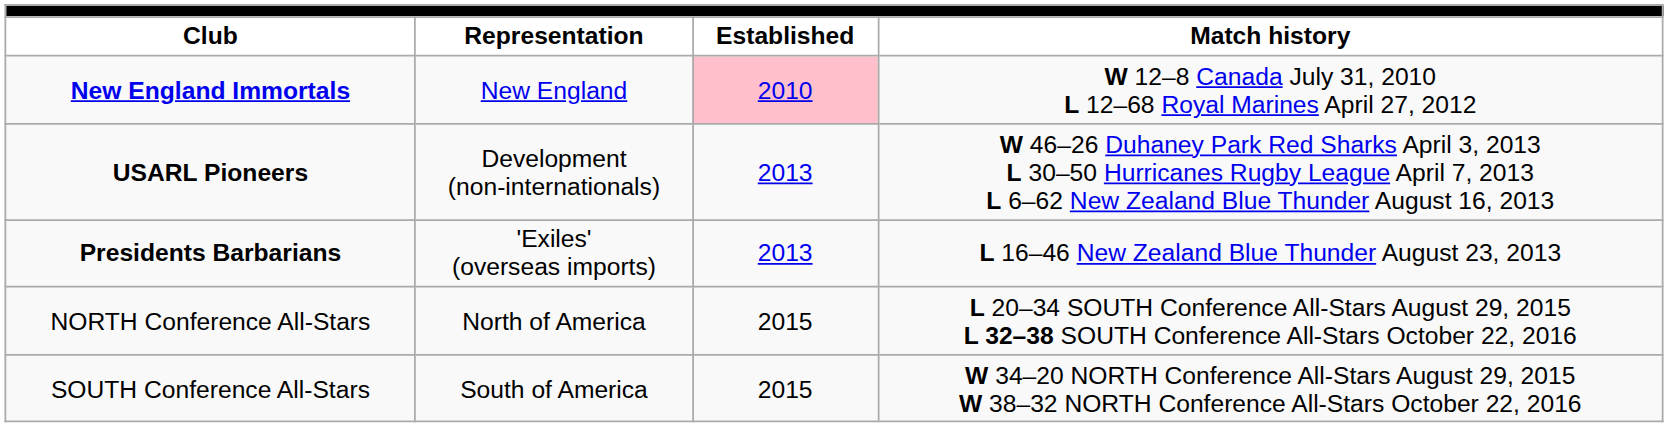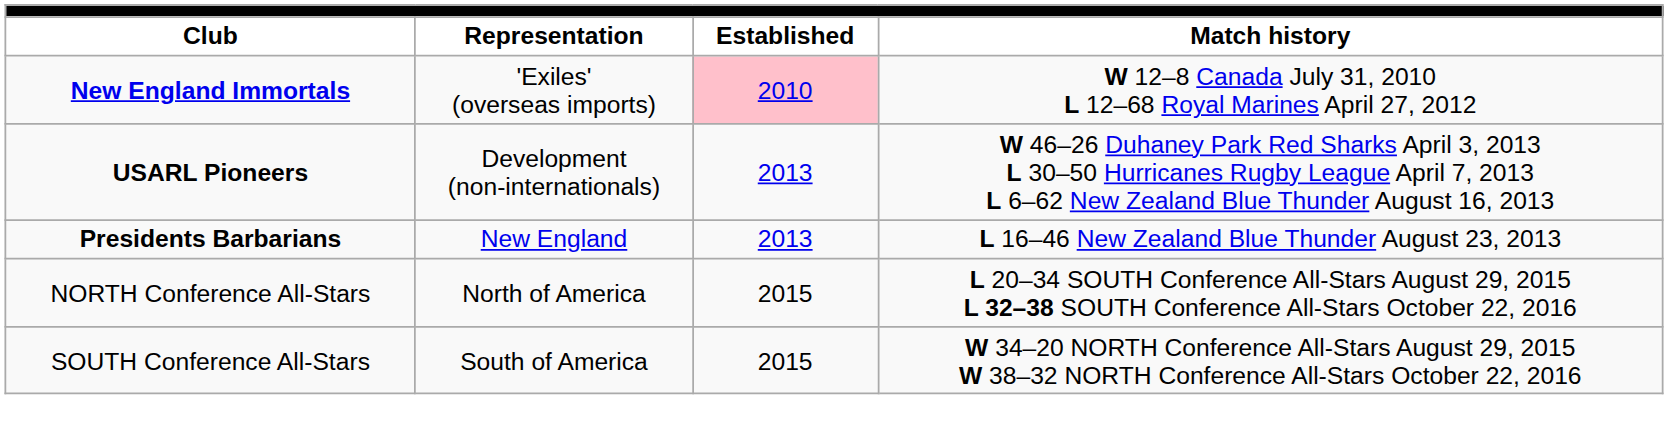(554, 90) New England -> (554, 90) 'Exiles' (overseas imports)
(554, 253) 'Exiles' (overseas imports) -> (554, 239) New England
